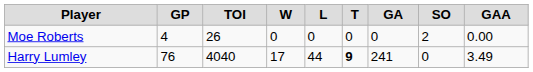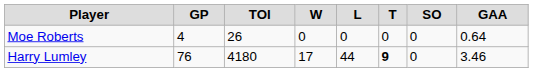- column: (393, 15)
(425, 36) 2 -> (414, 36) 0
(480, 36) 0.00 -> (473, 36) 0.64
(221, 57) 4040 -> (242, 57) 4180
(480, 57) 3.49 -> (473, 57) 3.46
